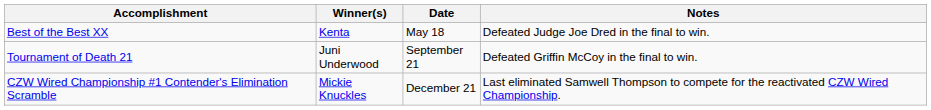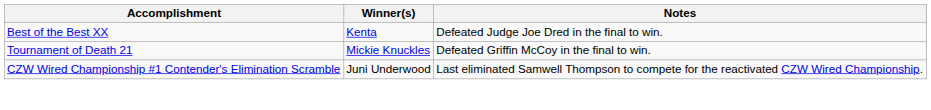- column: (442, 13)
(349, 57) Juni Underwood -> (388, 50) Mickie Knuckles
(343, 89) Mickie Knuckles -> (388, 69) Juni Underwood
